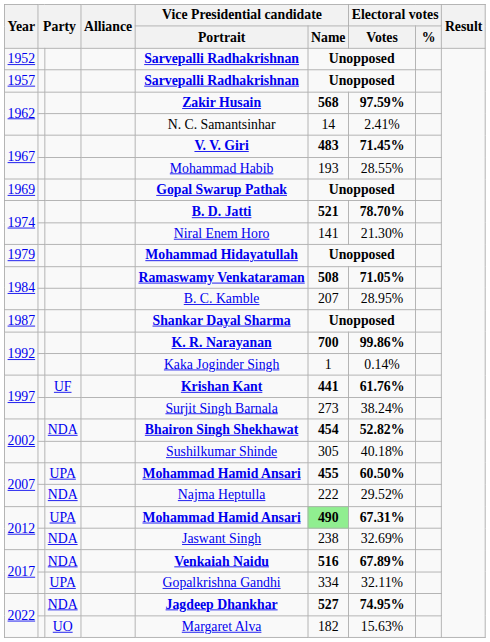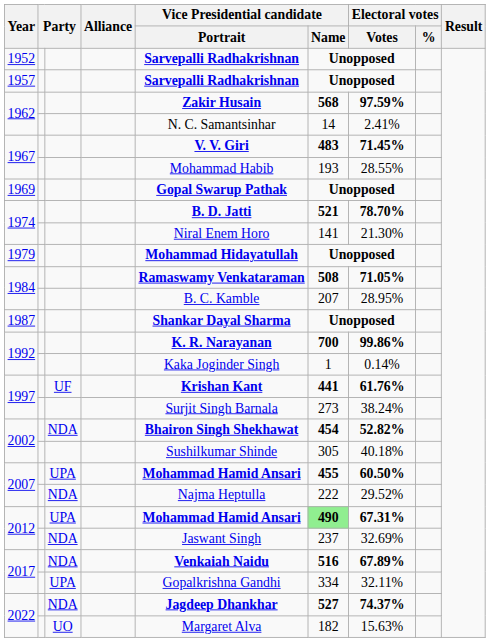(328, 539) 238 -> (328, 539) 237
(382, 604) 74.95% -> (382, 604) 74.37%
